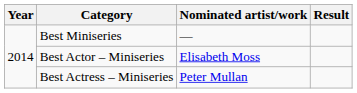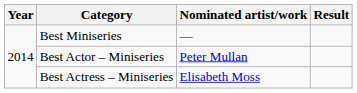(220, 56) Elisabeth Moss -> (214, 56) Peter Mullan
(214, 77) Peter Mullan -> (220, 77) Elisabeth Moss
